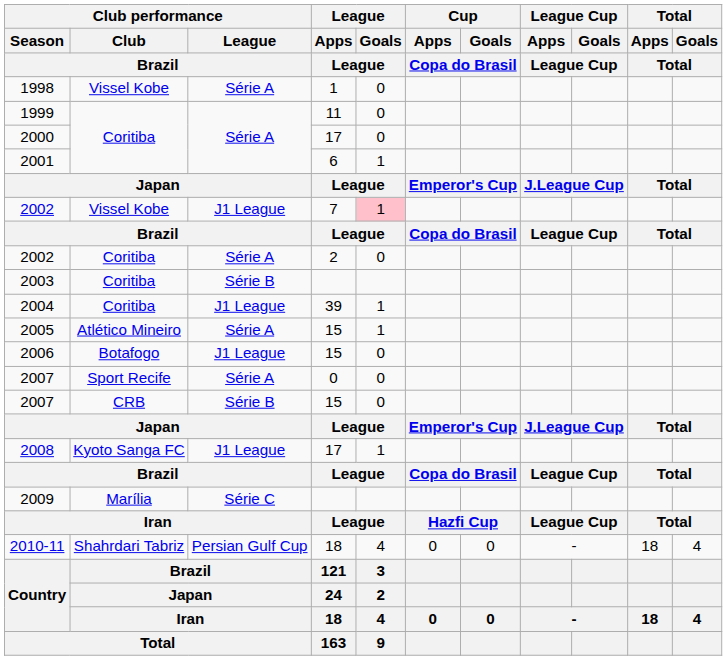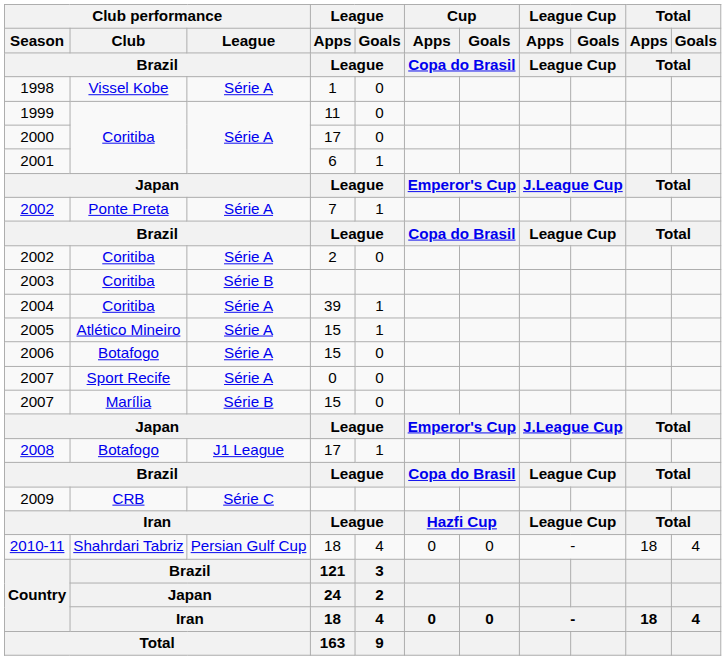(129, 209) Vissel Kobe -> (128, 209) Ponte Preta
(250, 209) J1 League -> (249, 209) Série A
(381, 209) pink background -> (380, 209) no background
(250, 305) J1 League -> (249, 305) Série A
(250, 354) J1 League -> (249, 354) Série A
(129, 402) CRB -> (128, 402) Marília
(129, 450) Kyoto Sanga FC -> (128, 450) Botafogo
(129, 498) Marília -> (128, 498) CRB
